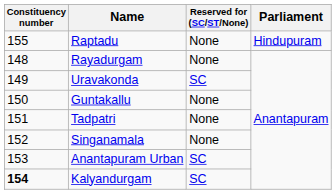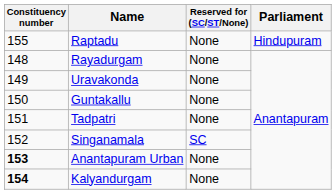(198, 80) SC -> (204, 80) None
(204, 139) None -> (198, 139) SC
(18, 159) normal -> (18, 159) bold
(198, 159) SC -> (204, 159) None
(198, 179) SC -> (204, 179) None
